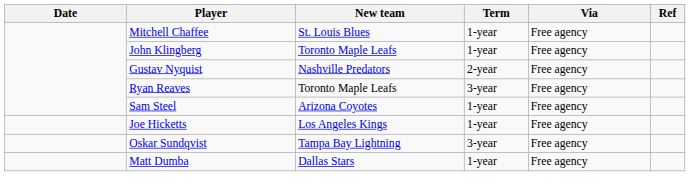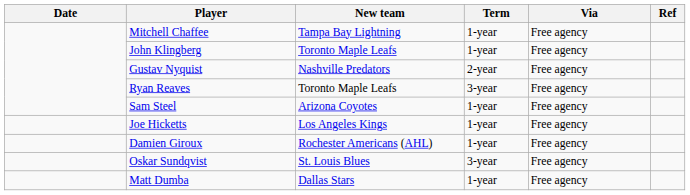(334, 32) St. Louis Blues -> (349, 32) Tampa Bay Lightning
+ row: (166, 143)
(349, 143) Tampa Bay Lightning -> (334, 161) St. Louis Blues
